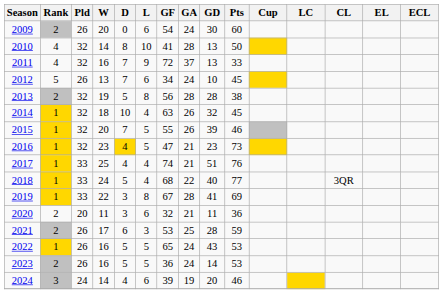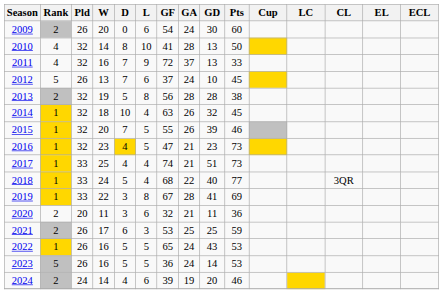(168, 79) 34 -> (168, 79) 37
(237, 163) 76 -> (237, 163) 73
(212, 230) 28 -> (212, 230) 25
(56, 264) 2 -> (56, 264) 5
(56, 280) 3 -> (56, 280) 2
